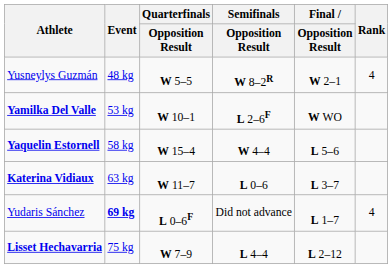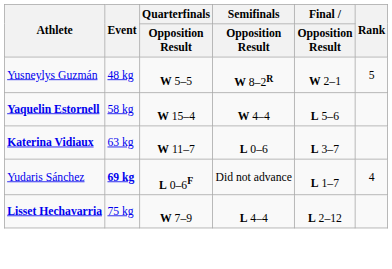(372, 75) 4 -> (372, 75) 5
- row: (52, 111)
